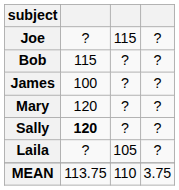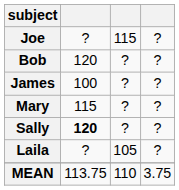(85, 60) 115 -> (85, 60) 120
(85, 106) 120 -> (85, 106) 115
